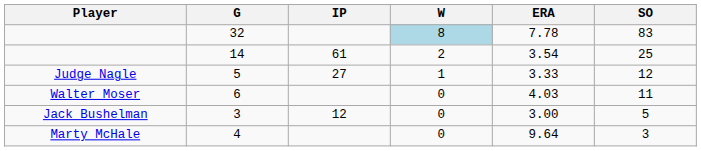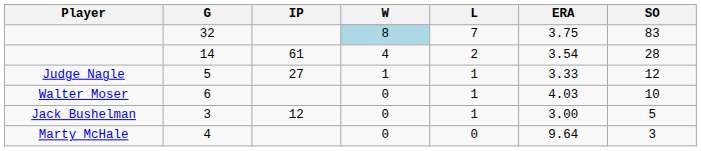+ column: (474, 15)
(543, 35) 7.78 -> (563, 35) 3.75
(441, 55) 2 -> (385, 55) 4
(646, 55) 25 -> (652, 55) 28
(646, 95) 11 -> (652, 95) 10
